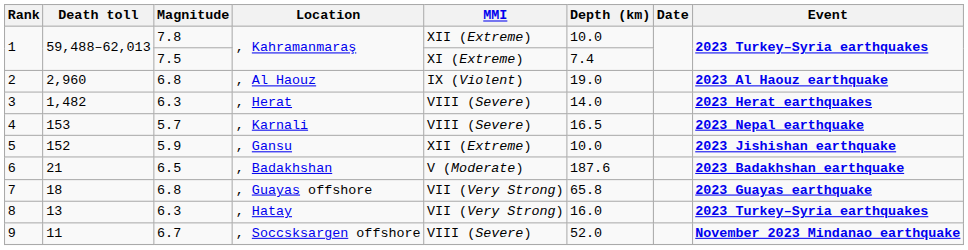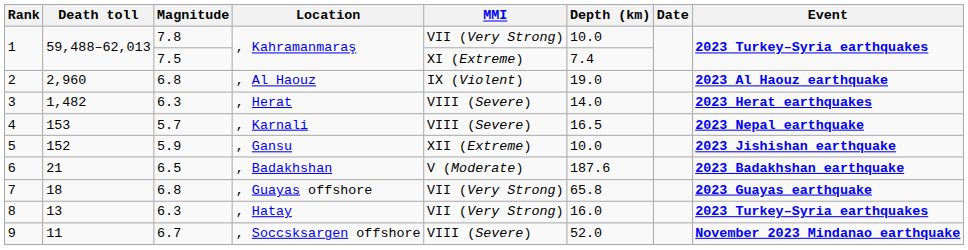(479, 37) XII (Extreme) -> (495, 37) VII (Very Strong)
